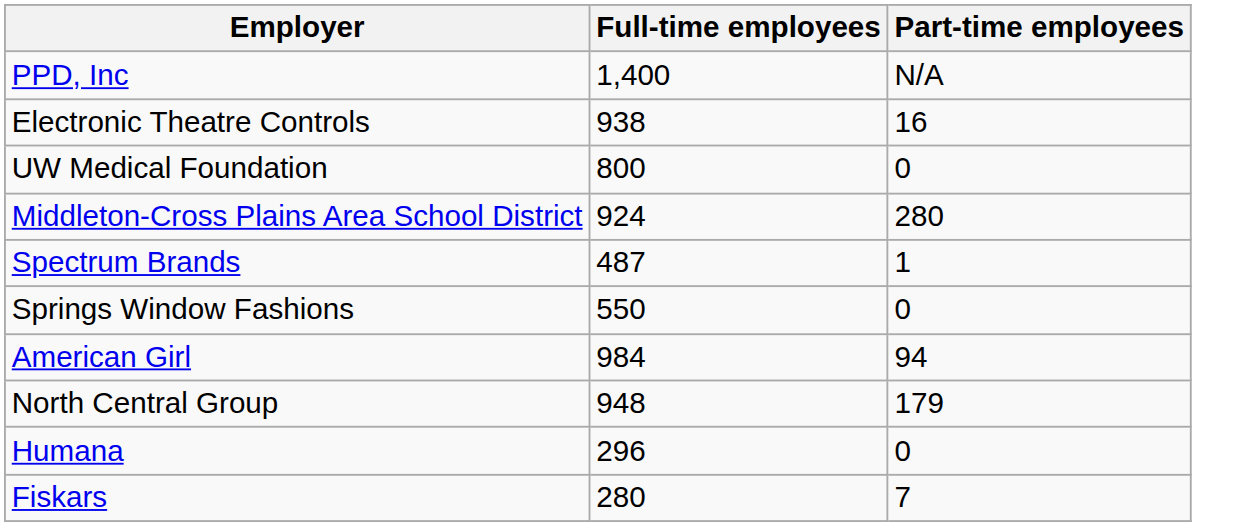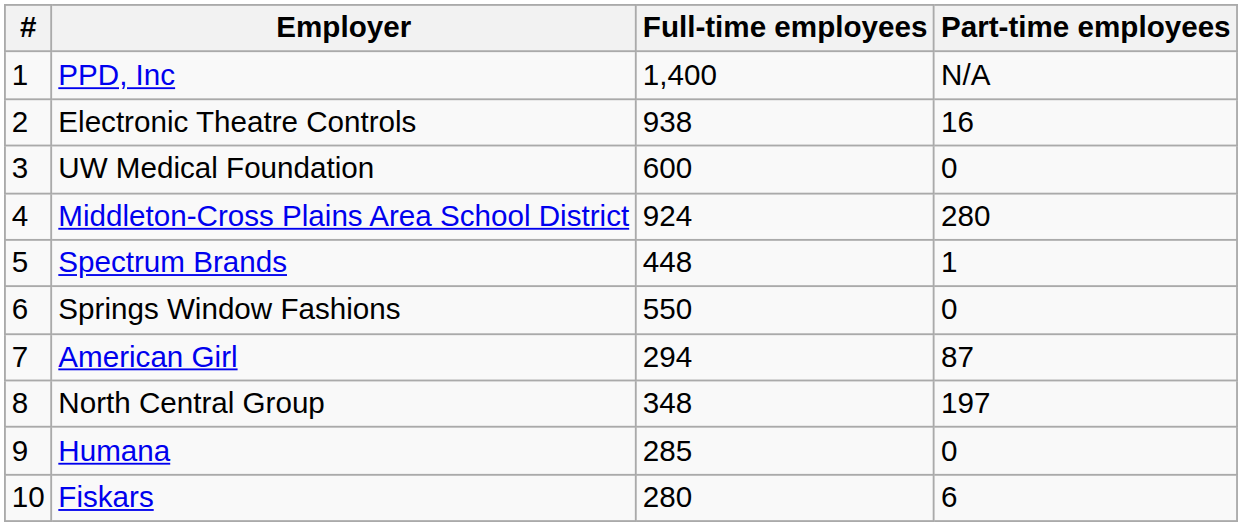+ column: (28, 27)
(621, 168) 800 -> (667, 168) 600
(621, 262) 487 -> (667, 262) 448
(621, 356) 984 -> (667, 356) 294
(911, 356) 94 -> (957, 356) 87
(621, 403) 948 -> (667, 403) 348
(919, 403) 179 -> (966, 403) 197
(621, 450) 296 -> (667, 450) 285
(903, 497) 7 -> (949, 497) 6
